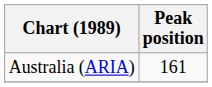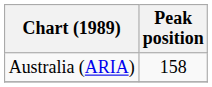(173, 67) 161 -> (173, 67) 158
